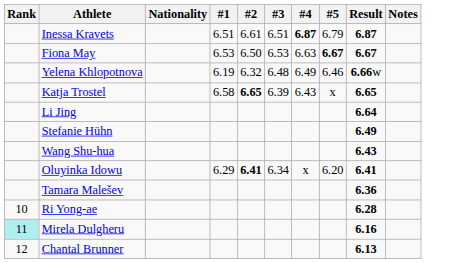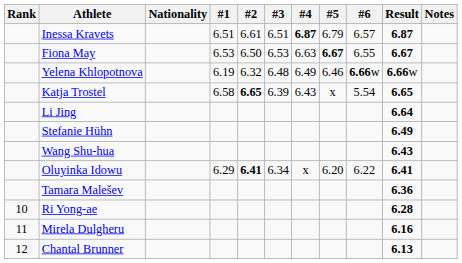+ column: (364, 14)
(22, 229) paleturquoise background -> (22, 229) no background
